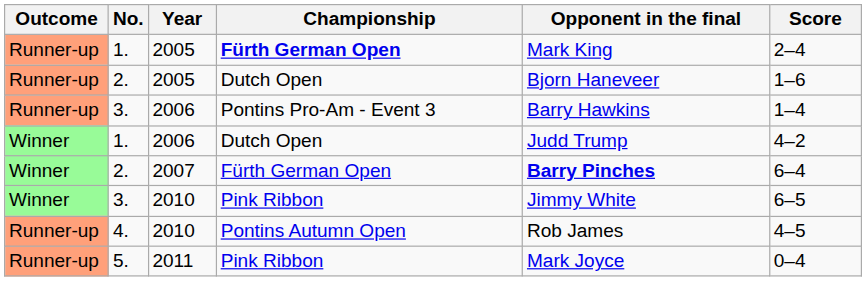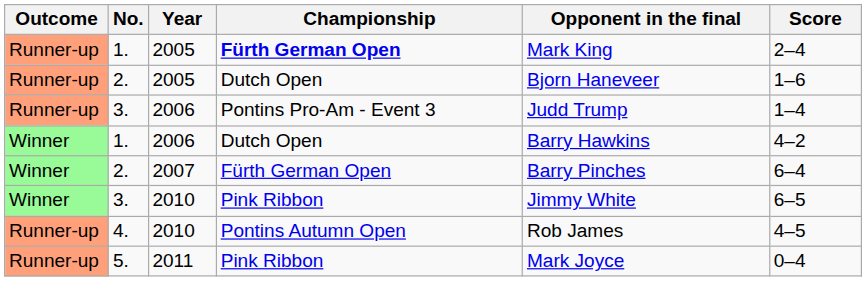(588, 110) Barry Hawkins -> (577, 110) Judd Trump
(577, 140) Judd Trump -> (588, 140) Barry Hawkins
(591, 170) bold -> (586, 170) normal
